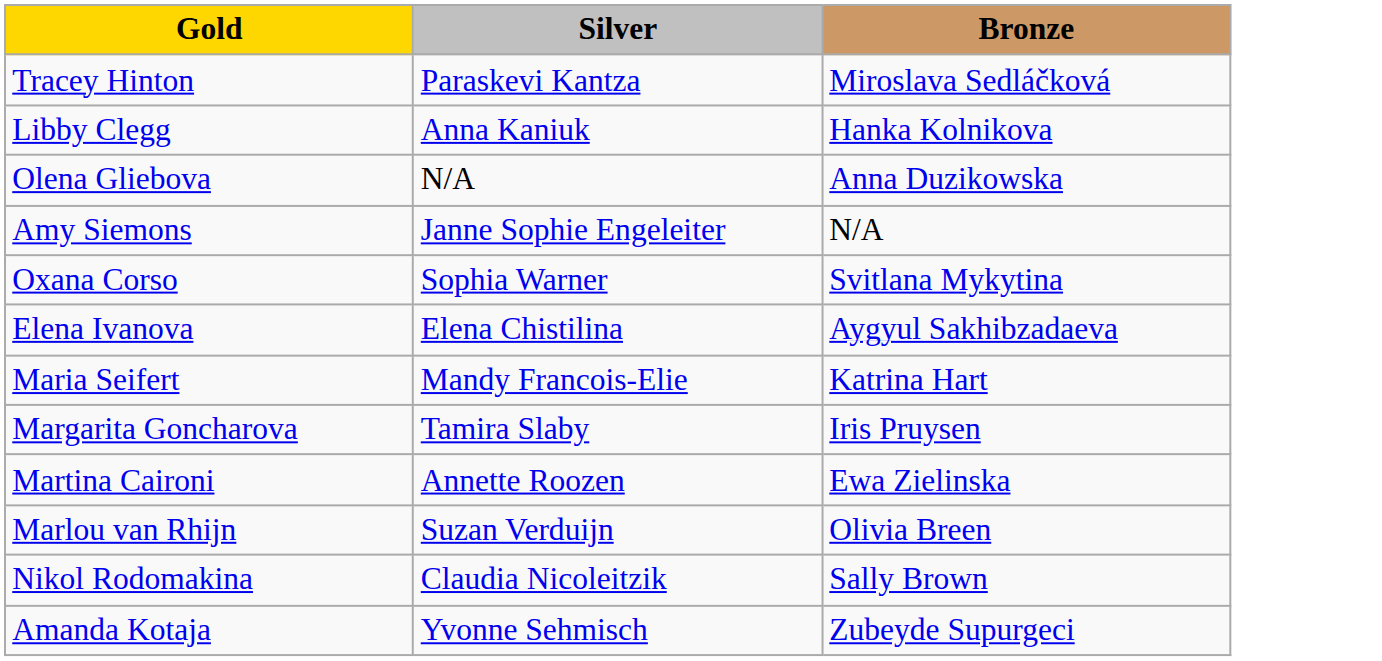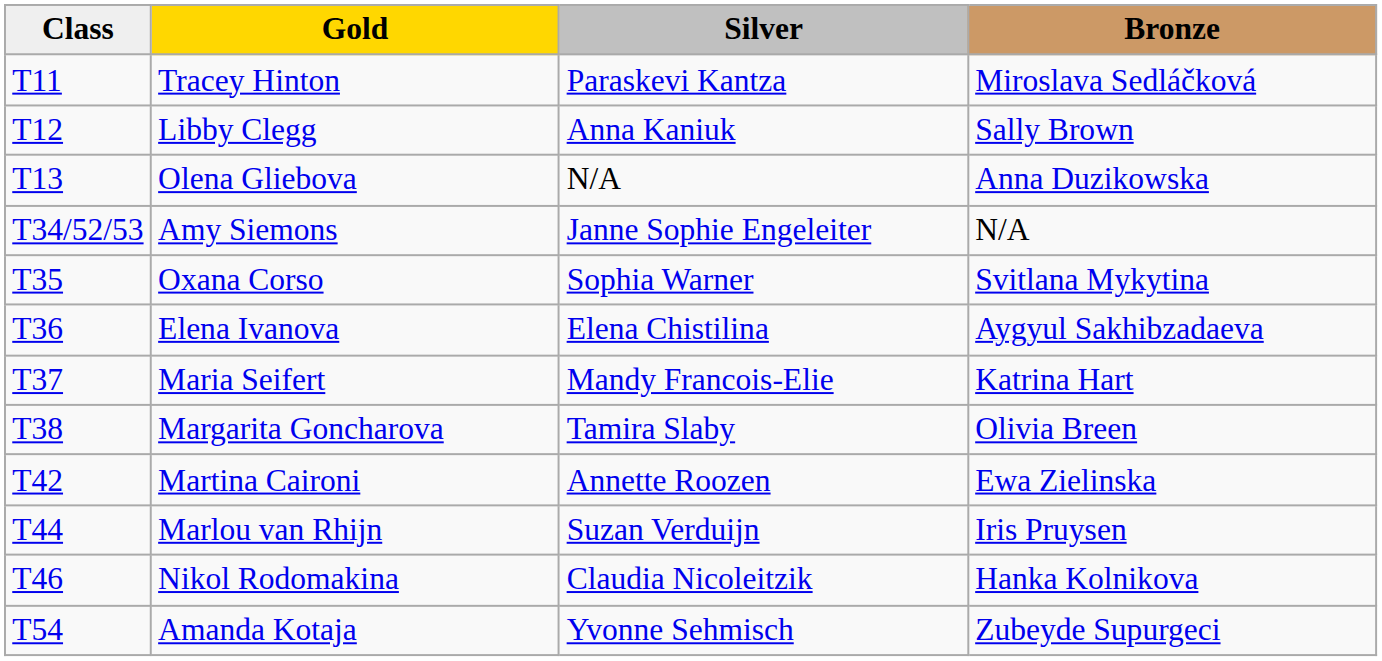+ column: (78, 29)
(941, 129) Hanka Kolnikova -> (1054, 129) Sally Brown
(905, 429) Iris Pruysen -> (1056, 429) Olivia Breen
(910, 529) Olivia Breen -> (1051, 529) Iris Pruysen
(909, 579) Sally Brown -> (1087, 579) Hanka Kolnikova
